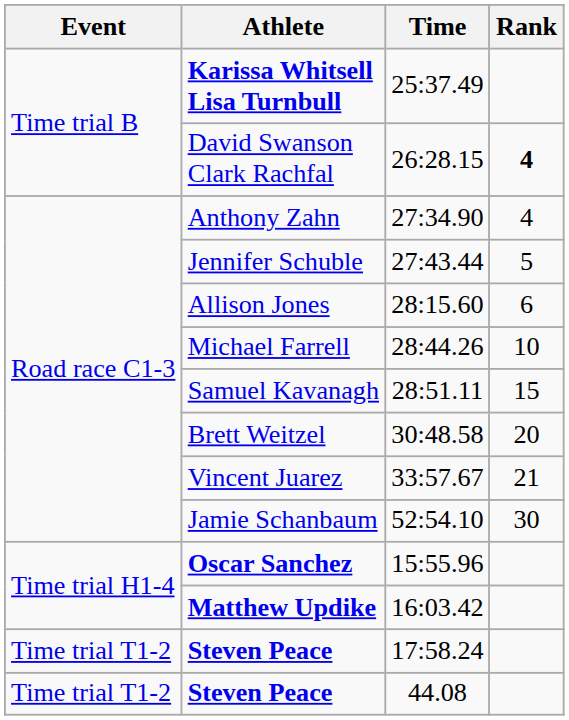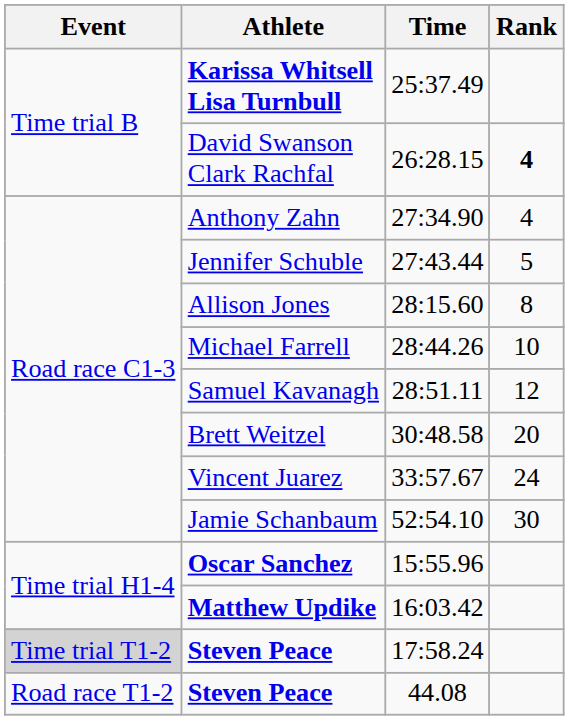(527, 304) 6 -> (527, 304) 8
(527, 390) 15 -> (527, 390) 12
(527, 477) 21 -> (527, 477) 24
(91, 650) no background -> (91, 650) lightgrey background
(91, 693) Time trial T1-2 -> (92, 693) Road race T1-2
